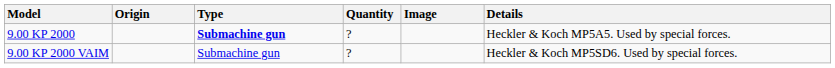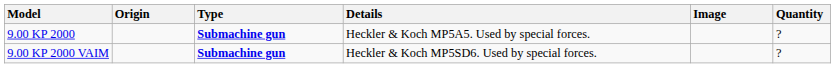columns swapped: (370, 14) <-> (505, 14)
(239, 53) normal -> (241, 53) bold
